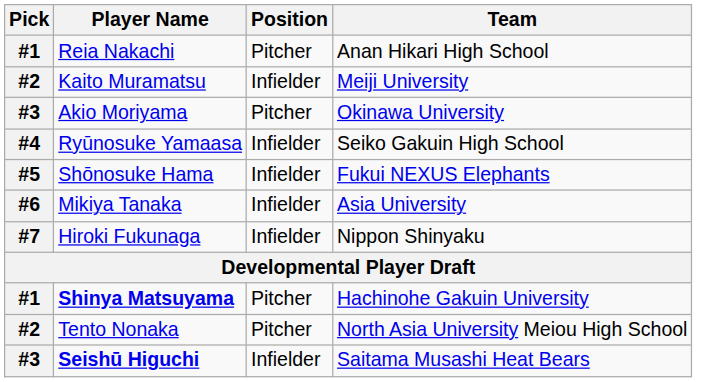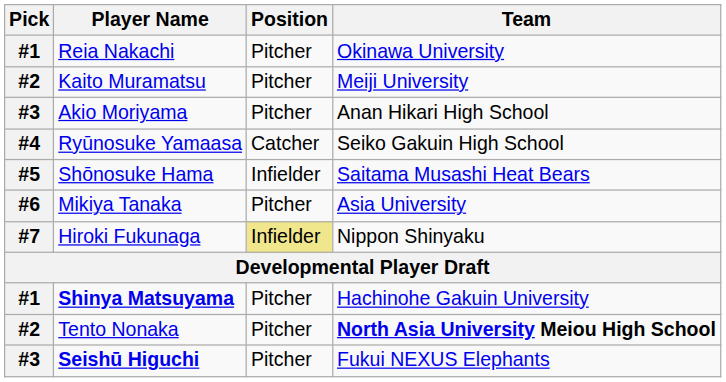(443, 50) Anan Hikari High School -> (421, 50) Okinawa University
(286, 81) Infielder -> (281, 81) Pitcher
(421, 112) Okinawa University -> (443, 112) Anan Hikari High School
(286, 143) Infielder -> (285, 143) Catcher
(443, 174) Fukui NEXUS Elephants -> (463, 174) Saitama Musashi Heat Bears
(286, 205) Infielder -> (281, 205) Pitcher
(286, 236) no background -> (286, 236) khaki background
(512, 329) normal -> (526, 329) bold
(286, 360) Infielder -> (281, 360) Pitcher
(463, 360) Saitama Musashi Heat Bears -> (443, 360) Fukui NEXUS Elephants
